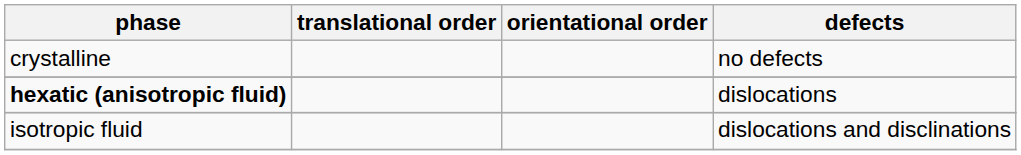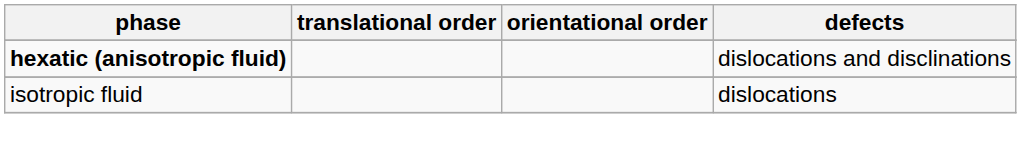- row: (60, 58)
(777, 94) dislocations -> (865, 58) dislocations and disclinations
(865, 130) dislocations and disclinations -> (777, 94) dislocations
